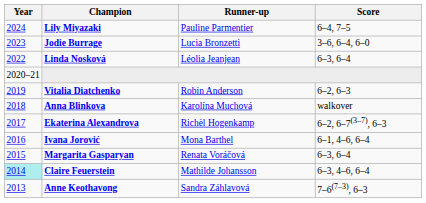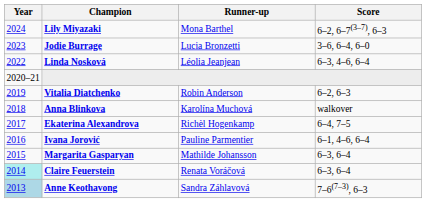(217, 28) Pauline Parmentier -> (207, 29) Mona Barthel
(334, 28) 6–4, 7–5 -> (352, 29) 6–2, 6–7(3–7), 6–3
(334, 59) 6–3, 6–4 -> (343, 62) 6–3, 4–6, 6–4
(352, 123) 6–2, 6–7(3–7), 6–3 -> (334, 124) 6–4, 7–5
(207, 140) Mona Barthel -> (217, 140) Pauline Parmentier
(213, 156) Renata Voráčová -> (219, 156) Mathilde Johansson
(219, 171) Mathilde Johansson -> (213, 171) Renata Voráčová
(343, 171) 6–3, 4–6, 6–4 -> (334, 171) 6–3, 6–4
(16, 188) no background -> (16, 188) lightblue background
